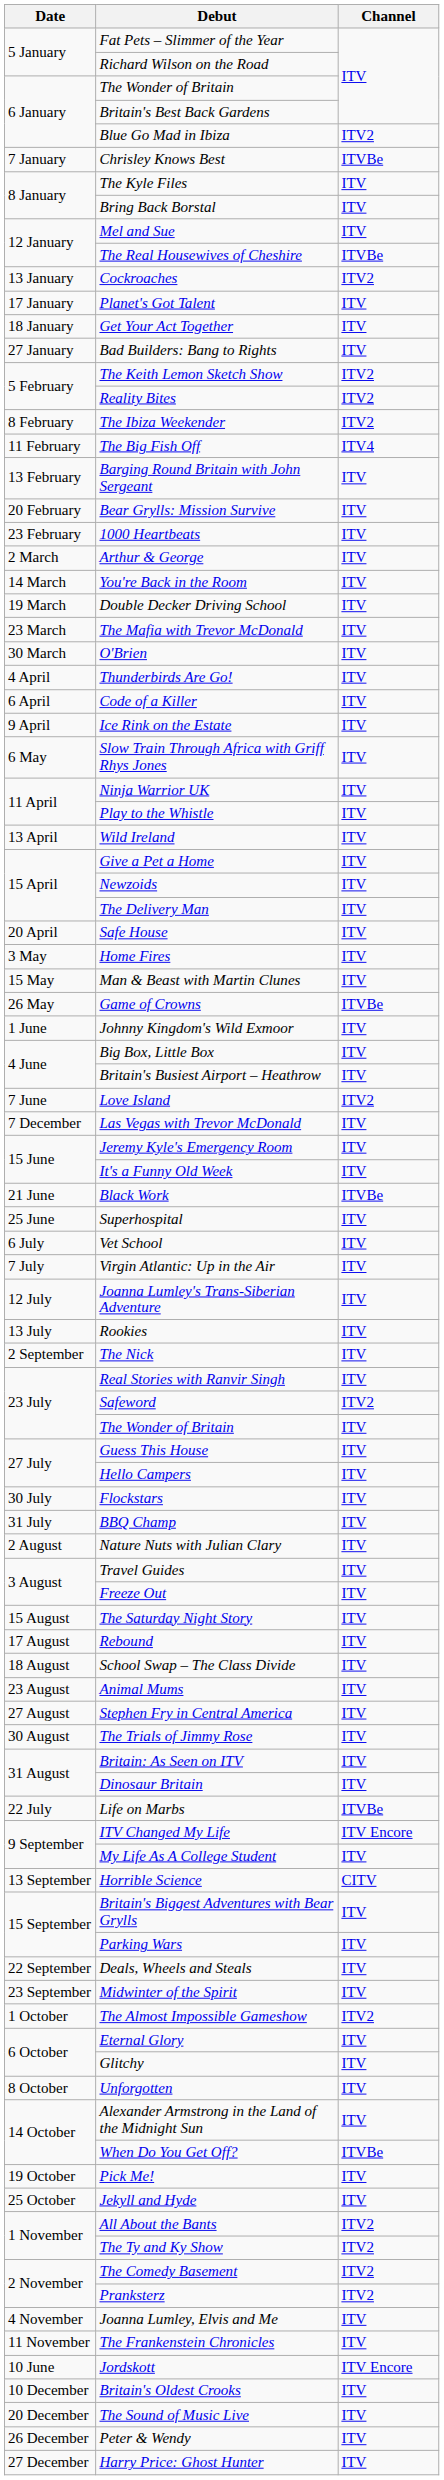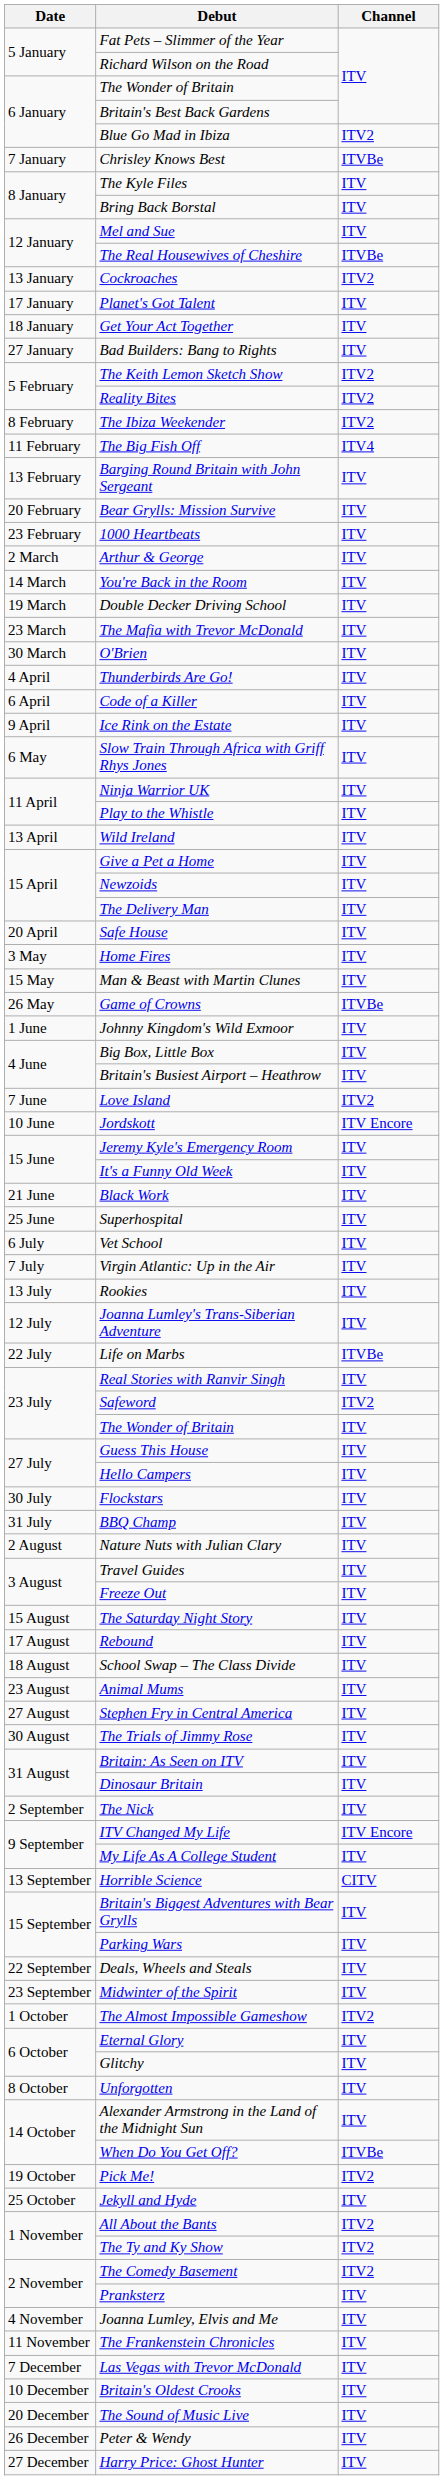rows swapped: (31, 2367) <-> (44, 1123)
(362, 1195) ITVBe -> (354, 1195) ITV
rows swapped: (30, 1299) <-> (30, 1331)
rows swapped: (30, 1808) <-> (46, 1355)
(354, 2176) ITV -> (358, 2176) ITV2
(358, 2295) ITV2 -> (354, 2295) ITV
